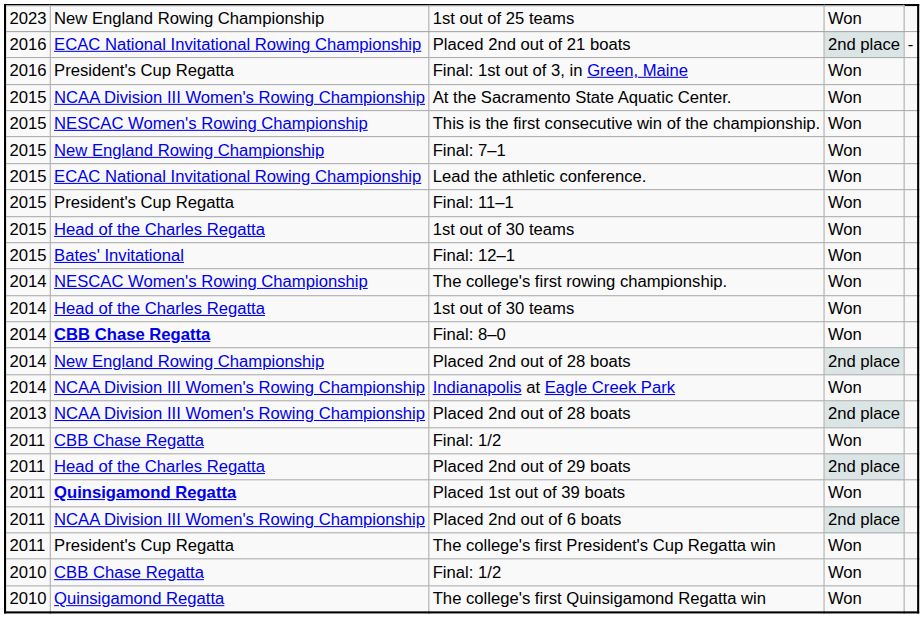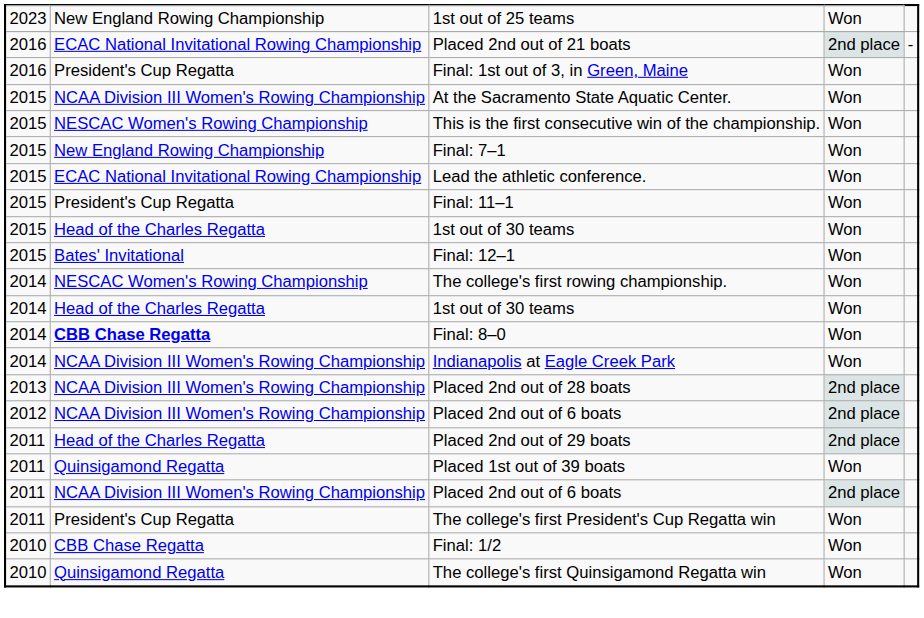- row: (28, 361)
+ row: (28, 414)
- row: (27, 440)
(145, 493) bold -> (139, 466) normal
